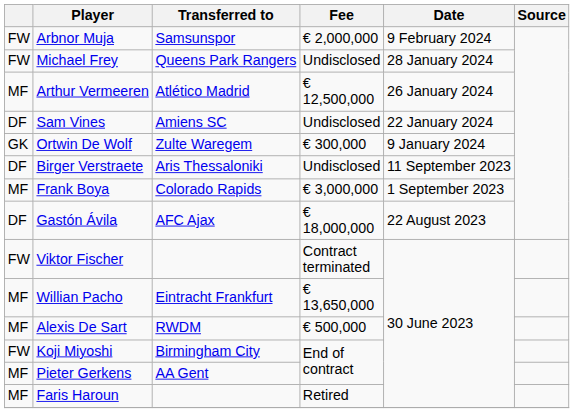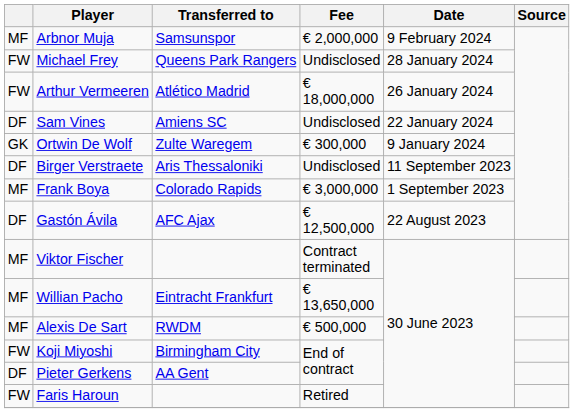(19, 38) FW -> (18, 38) MF
(18, 91) MF -> (19, 91) FW
(338, 91) € 12,500,000 -> (338, 91) € 18,000,000
(338, 220) € 18,000,000 -> (338, 220) € 12,500,000
(19, 259) FW -> (18, 259) MF
(18, 373) MF -> (17, 373) DF
(18, 396) MF -> (19, 396) FW
